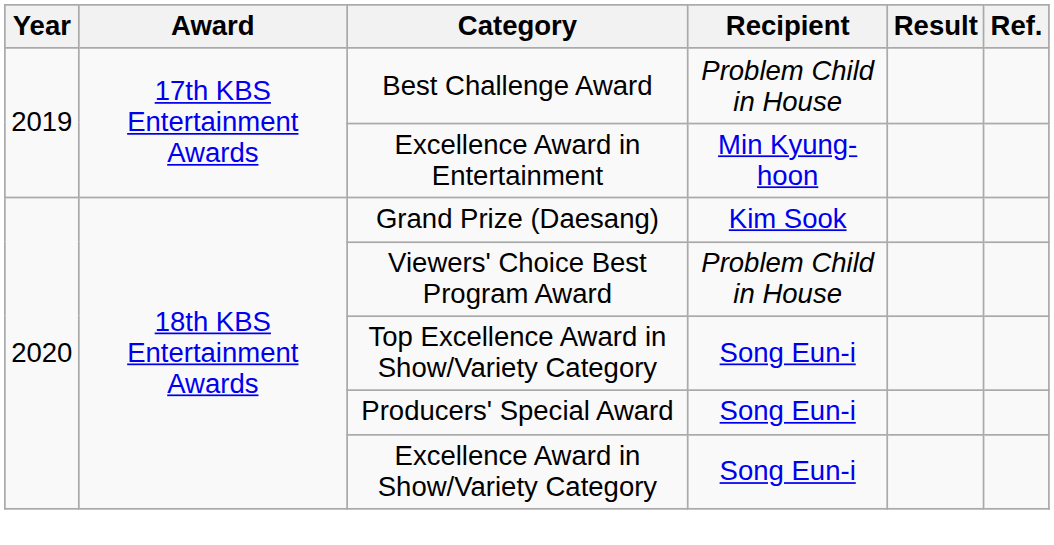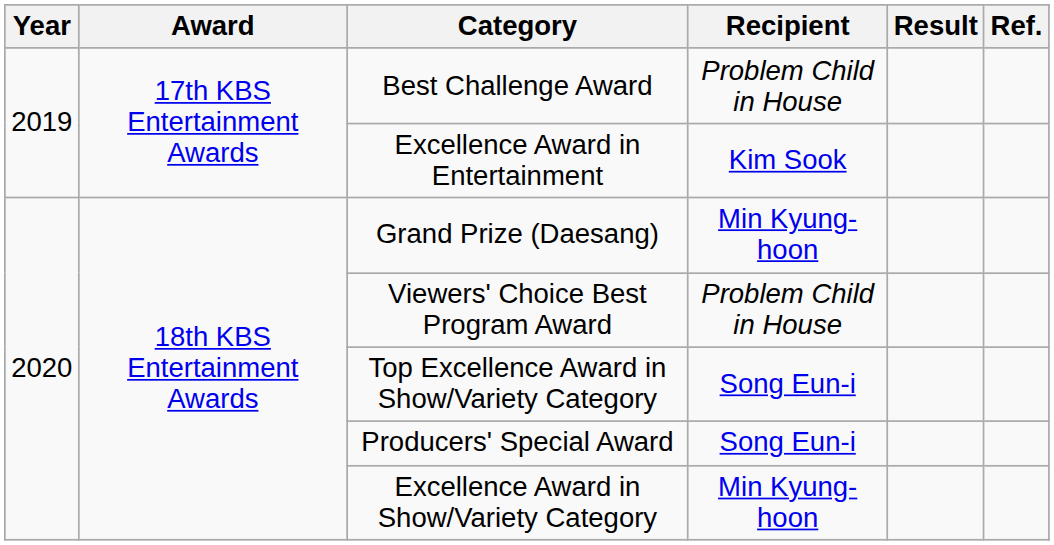(788, 160) Min Kyung-hoon -> (788, 160) Kim Sook
(788, 219) Kim Sook -> (788, 234) Min Kyung-hoon
(788, 471) Song Eun-i -> (788, 502) Min Kyung-hoon
